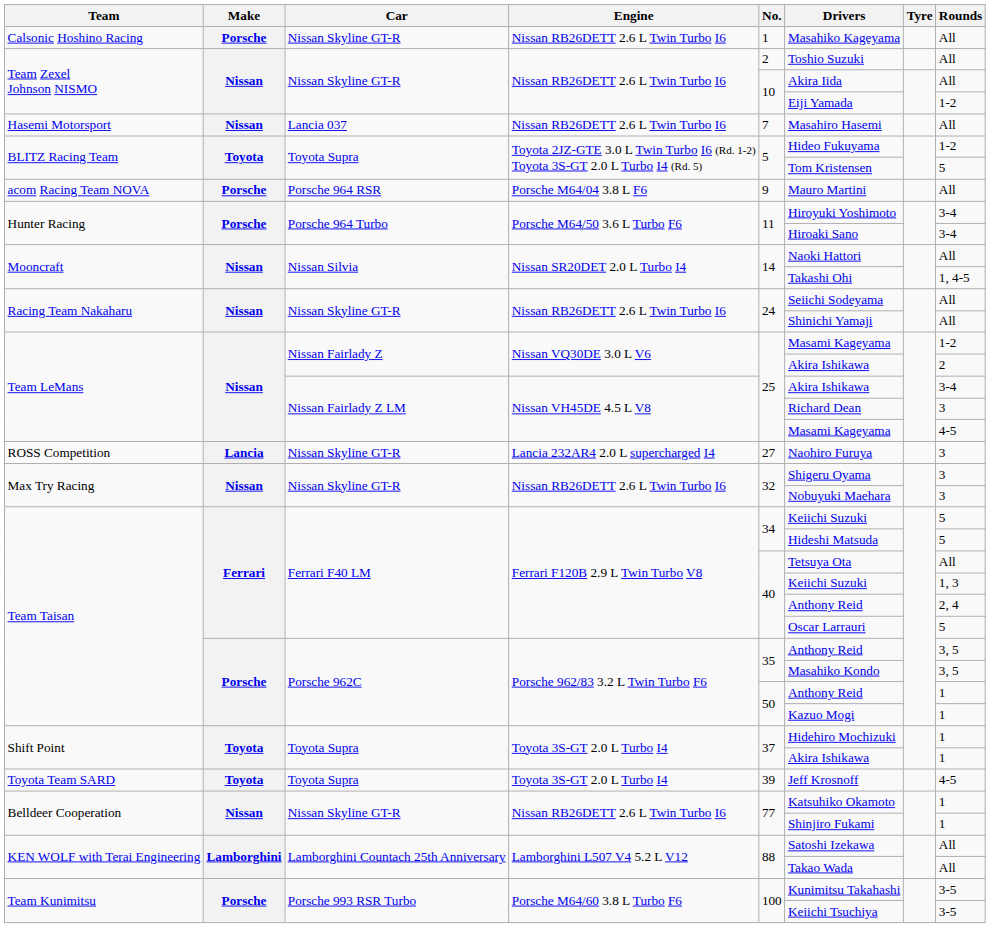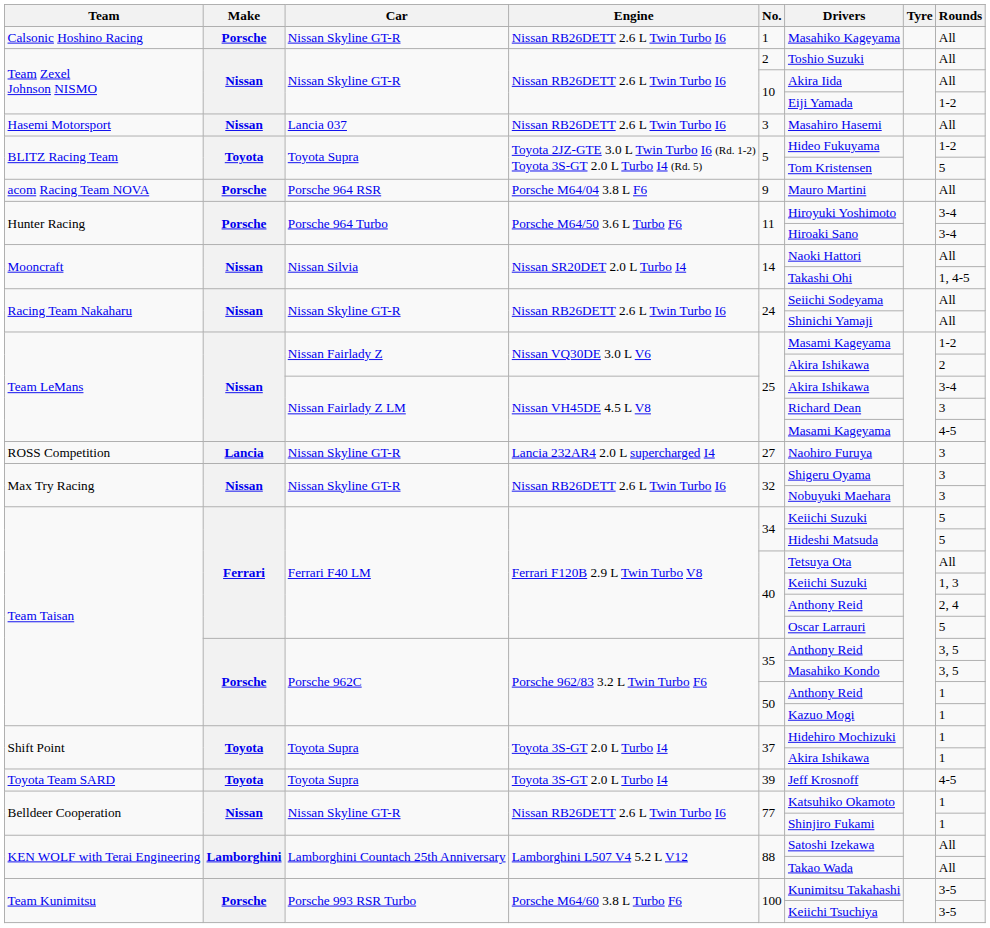(765, 125) 7 -> (765, 125) 3
